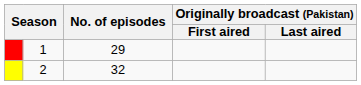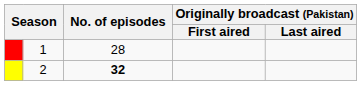(118, 50) 29 -> (118, 50) 28
(118, 70) normal -> (118, 70) bold
